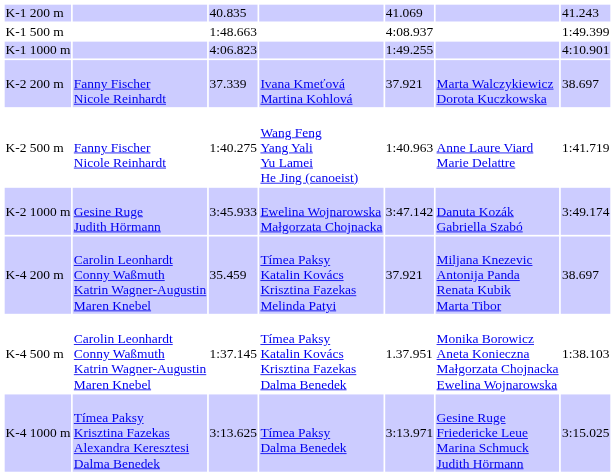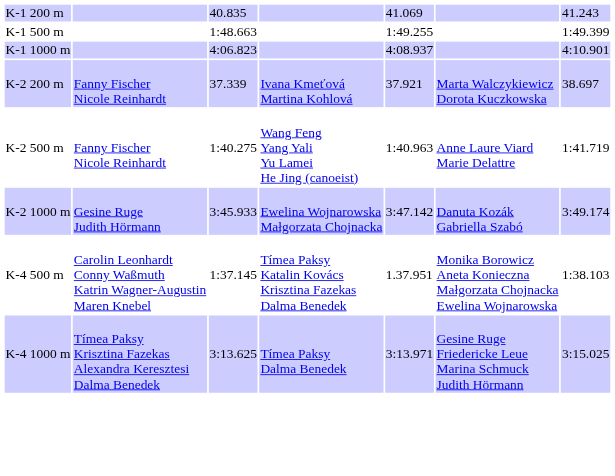(409, 31) 4:08.937 -> (409, 31) 1:49.255
(409, 50) 1:49.255 -> (409, 50) 4:08.937
- row: (35, 275)
